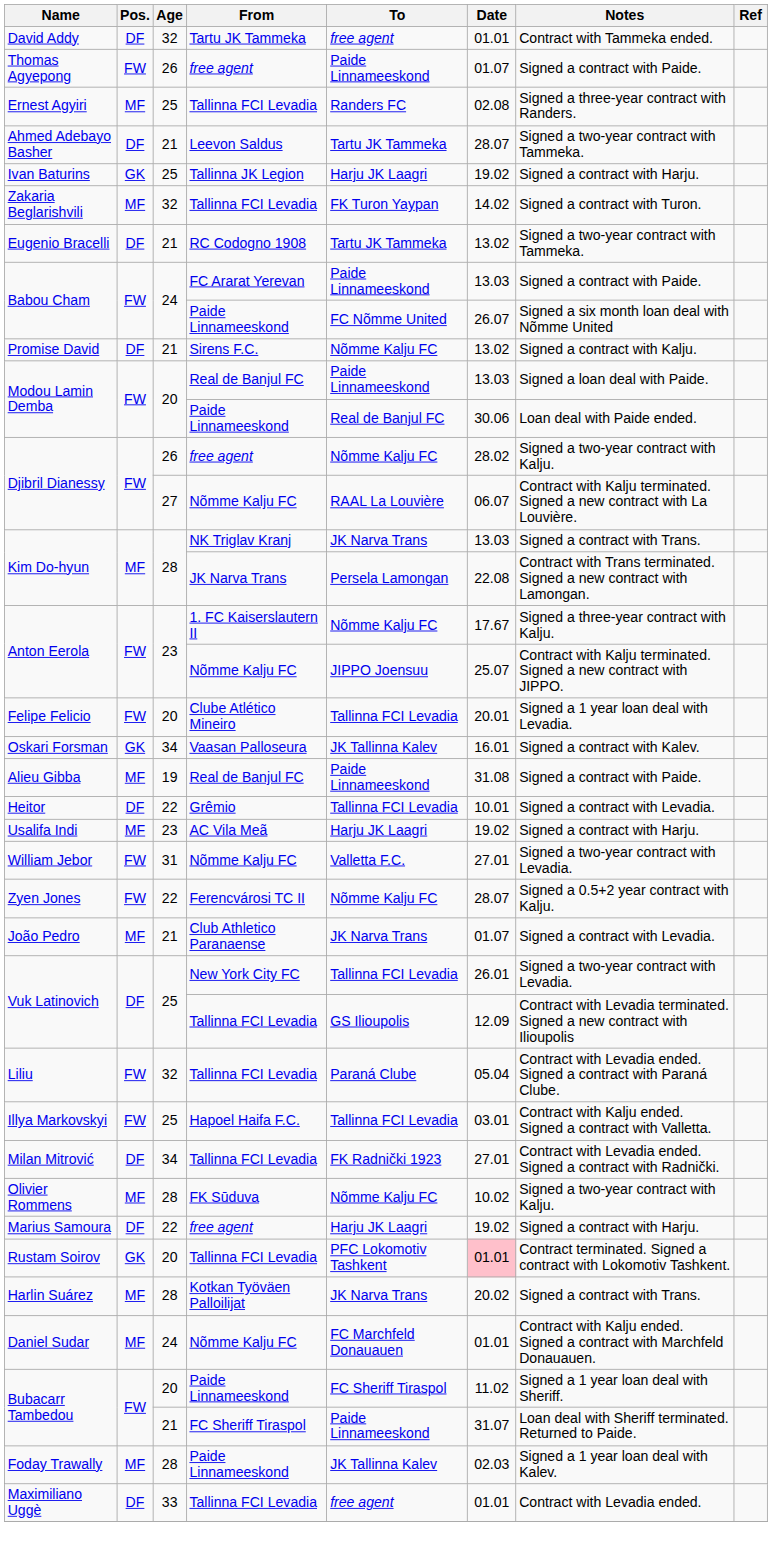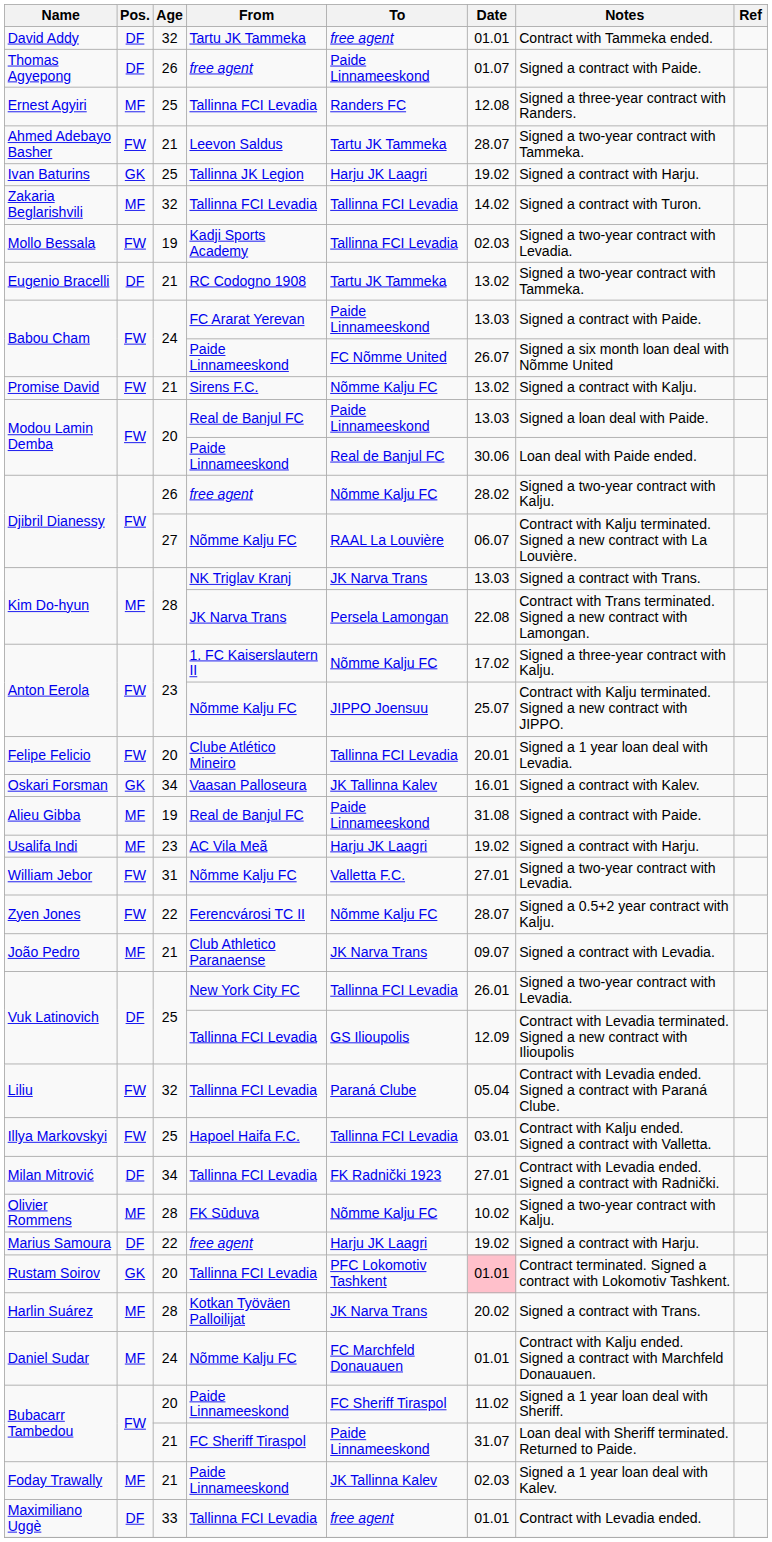(135, 68) FW -> (135, 68) DF
(492, 106) 02.08 -> (492, 106) 12.08
(135, 144) DF -> (135, 144) FW
(384, 205) FK Turon Yaypan -> (394, 205) Tallinna FCI Levadia
+ row: (52, 243)
(135, 349) DF -> (135, 388) FW
(492, 624) 17.67 -> (492, 663) 17.02
- row: (26, 807)
(492, 936) 01.07 -> (492, 952) 09.07
(170, 1464) 28 -> (170, 1480) 21
